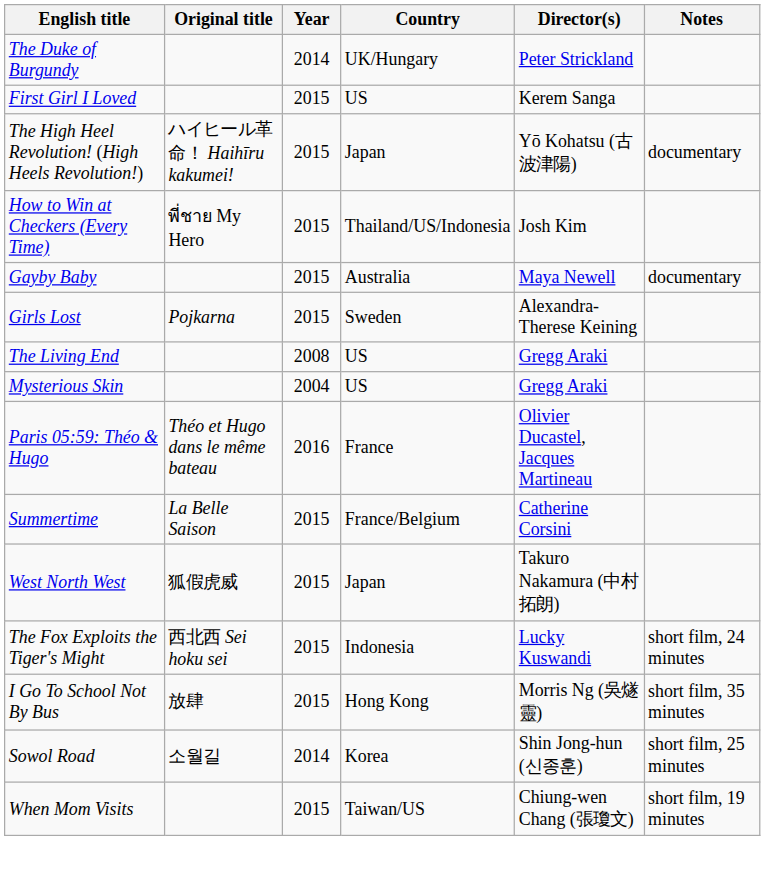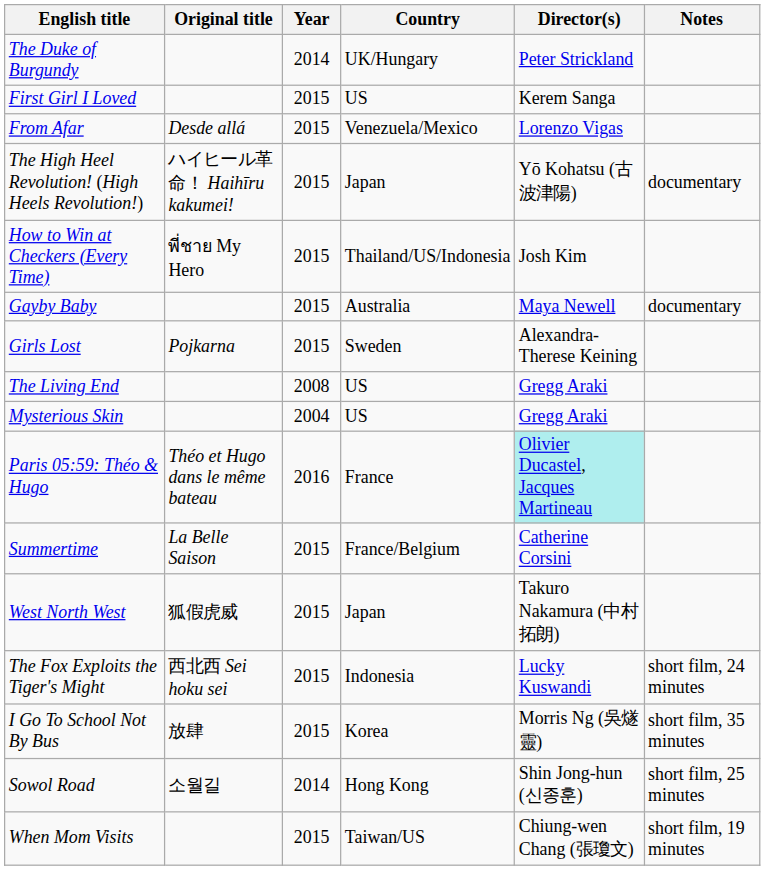+ row: (46, 129)
(555, 447) no background -> (555, 477) paleturquoise background
(387, 701) Hong Kong -> (367, 731) Korea
(367, 756) Korea -> (387, 785) Hong Kong
